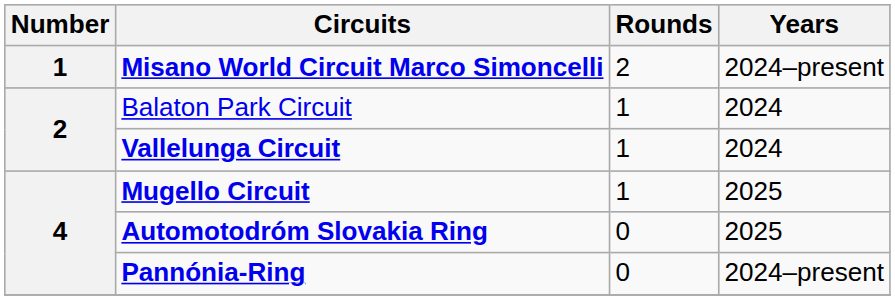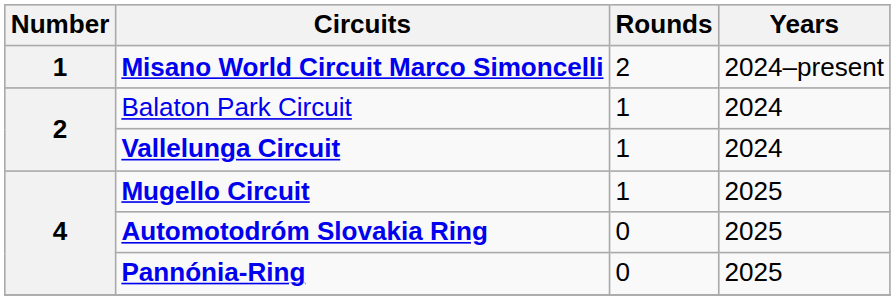(804, 273) 2024–present -> (754, 273) 2025
